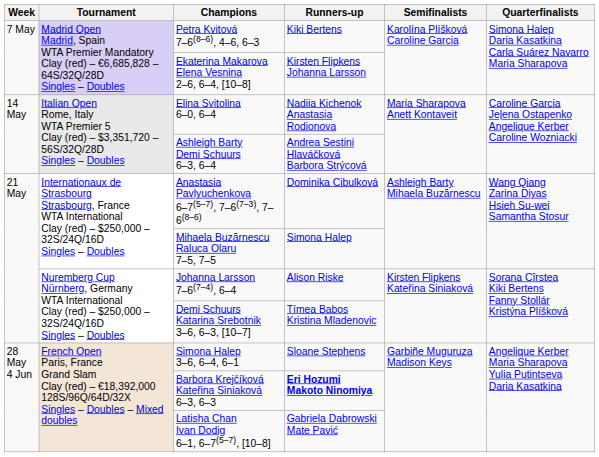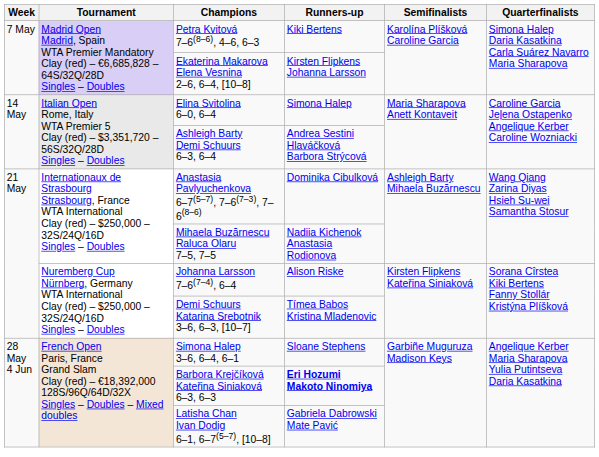(324, 115) Nadiia Kichenok Anastasia Rodionova -> (319, 103) Simona Halep
(319, 237) Simona Halep -> (324, 244) Nadiia Kichenok Anastasia Rodionova
